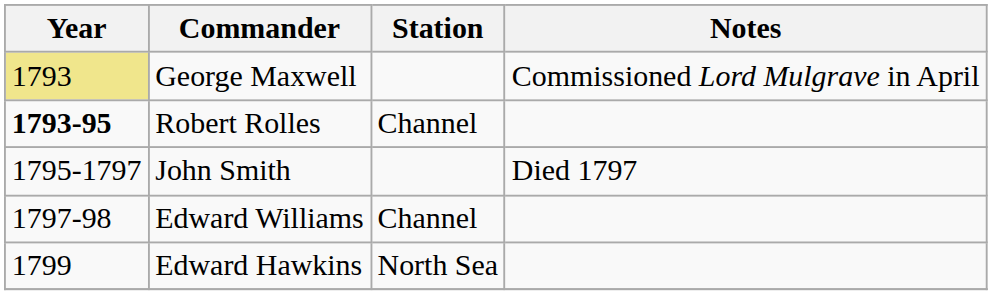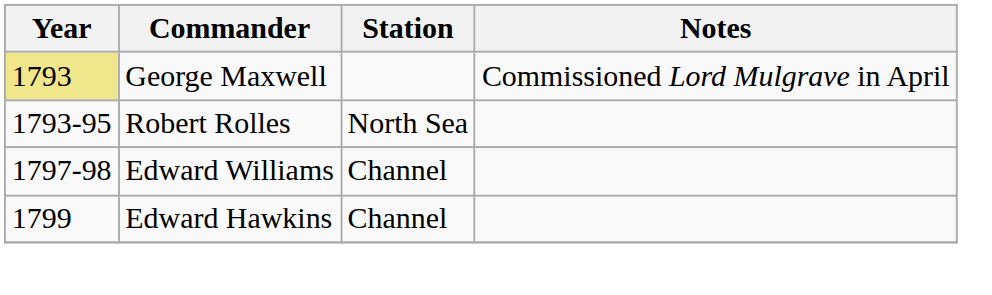(62, 123) bold -> (62, 123) normal
(427, 123) Channel -> (408, 123) North Sea
- row: (223, 170)
(438, 265) North Sea -> (397, 218) Channel
